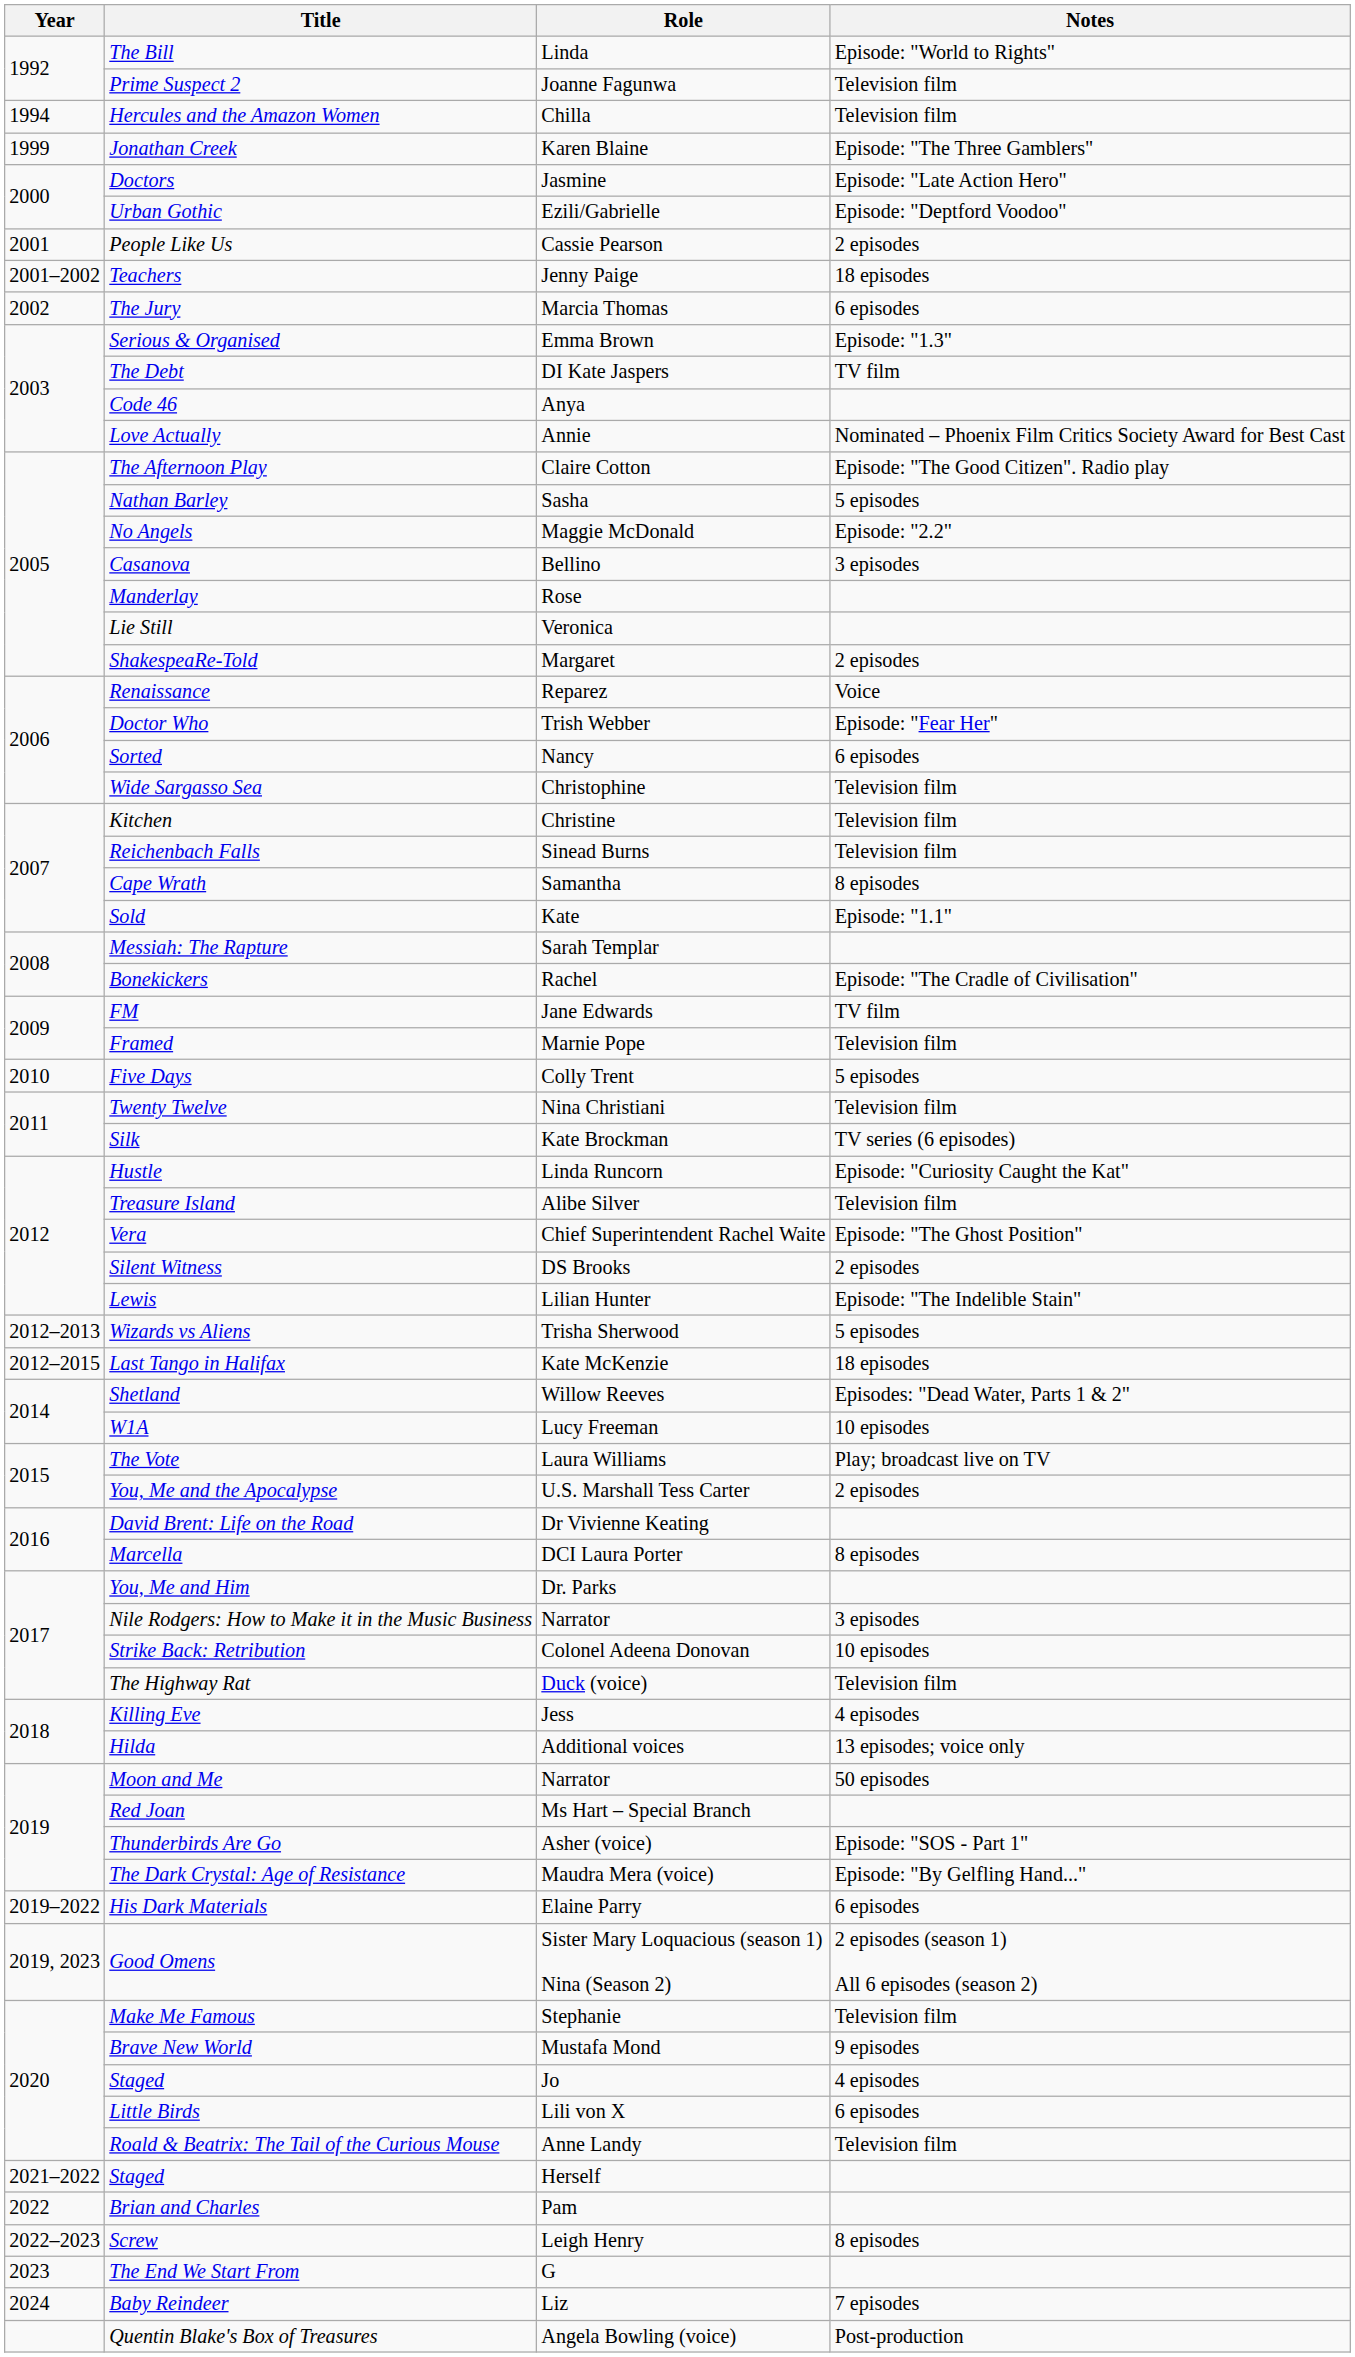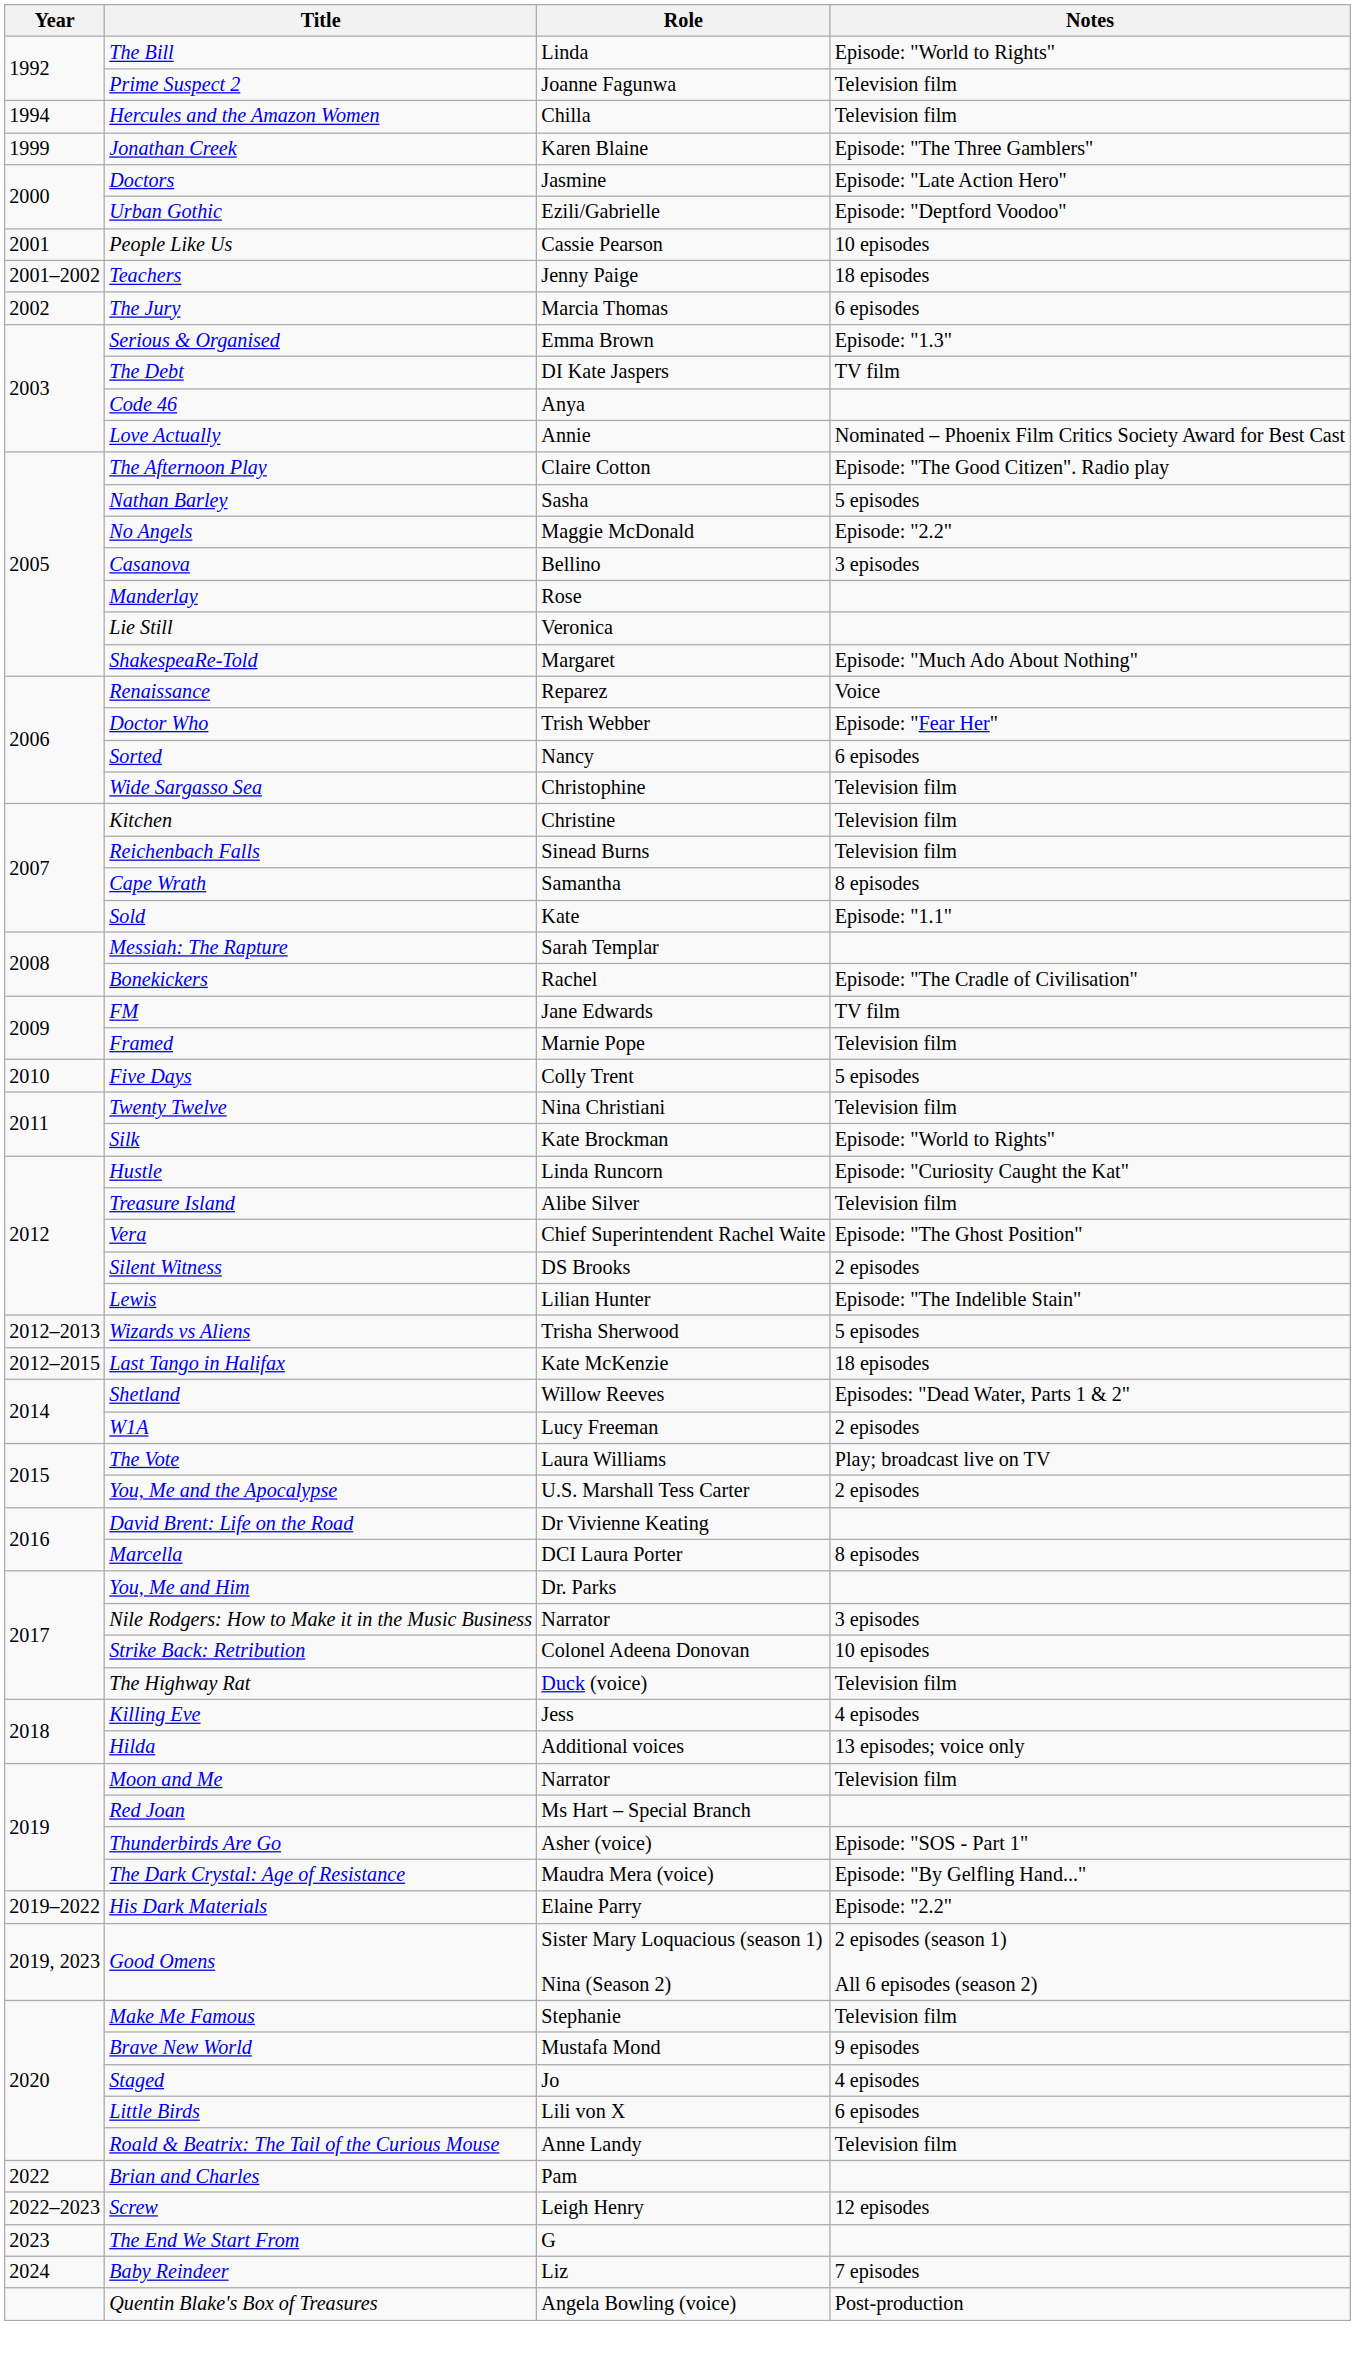(877, 244) 2 episodes -> (882, 244) 10 episodes
(877, 659) 2 episodes -> (986, 659) Episode: "Much Ado About Nothing"
(925, 1139) TV series (6 episodes) -> (945, 1139) Episode: "World to Rights"
(882, 1427) 10 episodes -> (877, 1427) 2 episodes
(882, 1778) 50 episodes -> (896, 1778) Television film
(877, 1906) 6 episodes -> (893, 1906) Episode: "2.2"
- row: (137, 2176)
(877, 2239) 8 episodes -> (882, 2208) 12 episodes
